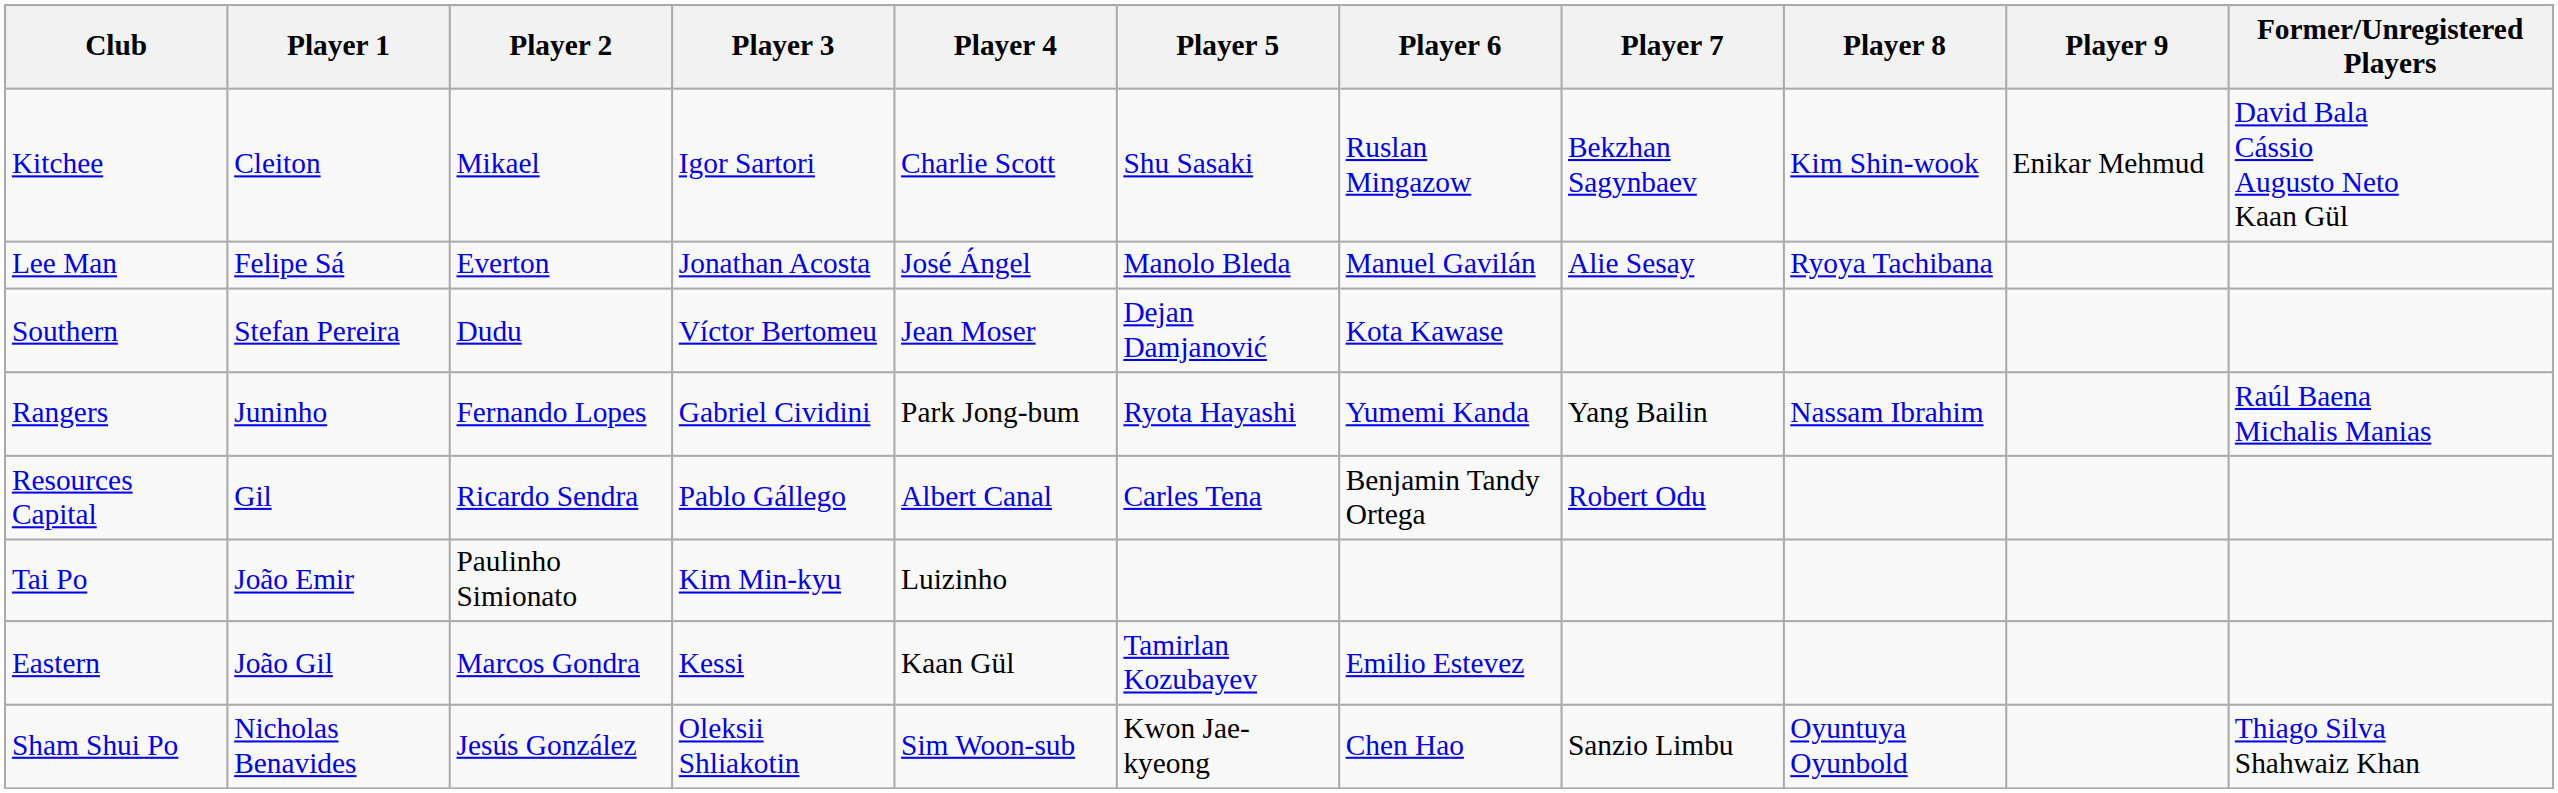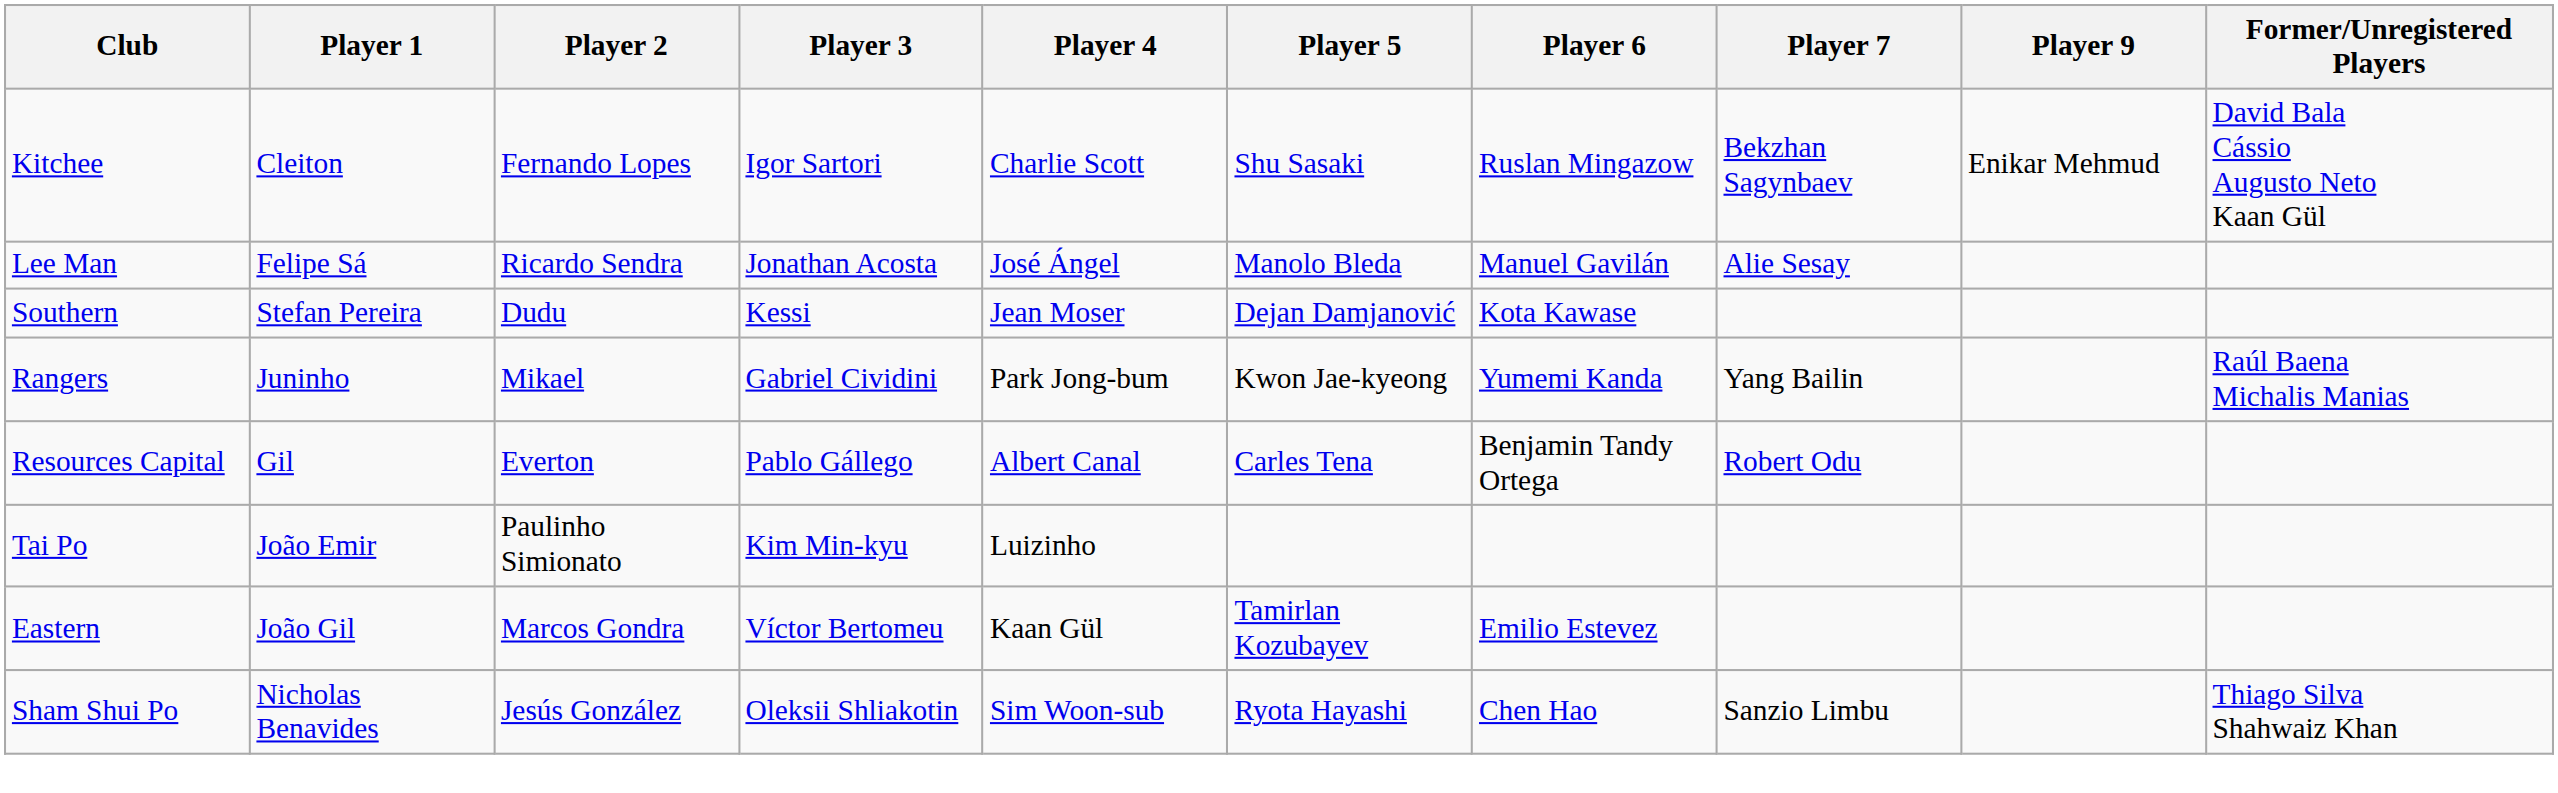- column: (1895, 46)
(498, 164) Mikael -> (596, 164) Fernando Lopes
(503, 264) Everton -> (592, 264) Ricardo Sendra
(778, 330) Víctor Bertomeu -> (778, 313) Kessi
(551, 413) Fernando Lopes -> (543, 378) Mikael
(1210, 413) Ryota Hayashi -> (1341, 378) Kwon Jae-kyeong
(547, 496) Ricardo Sendra -> (547, 462) Everton
(711, 663) Kessi -> (844, 628) Víctor Bertomeu
(1187, 746) Kwon Jae-kyeong -> (1321, 711) Ryota Hayashi
